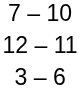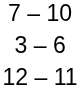rows swapped: (40, 45) <-> (40, 77)
